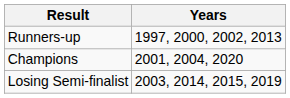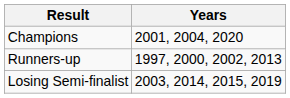rows swapped: (43, 59) <-> (44, 37)
